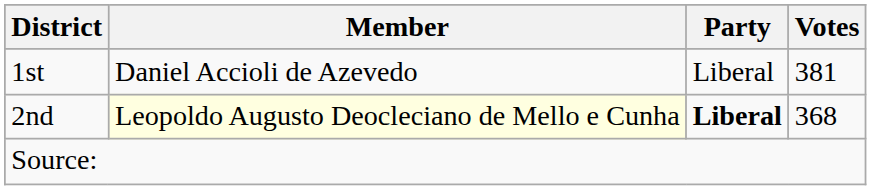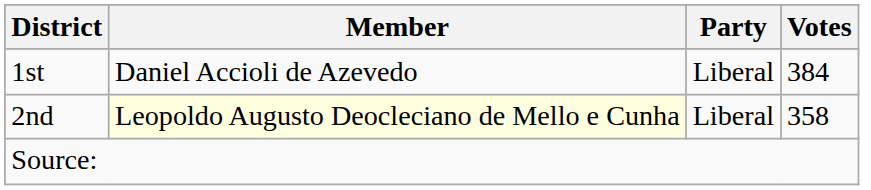(816, 71) 381 -> (808, 71) 384
(737, 116) bold -> (733, 116) normal
(816, 116) 368 -> (808, 116) 358
